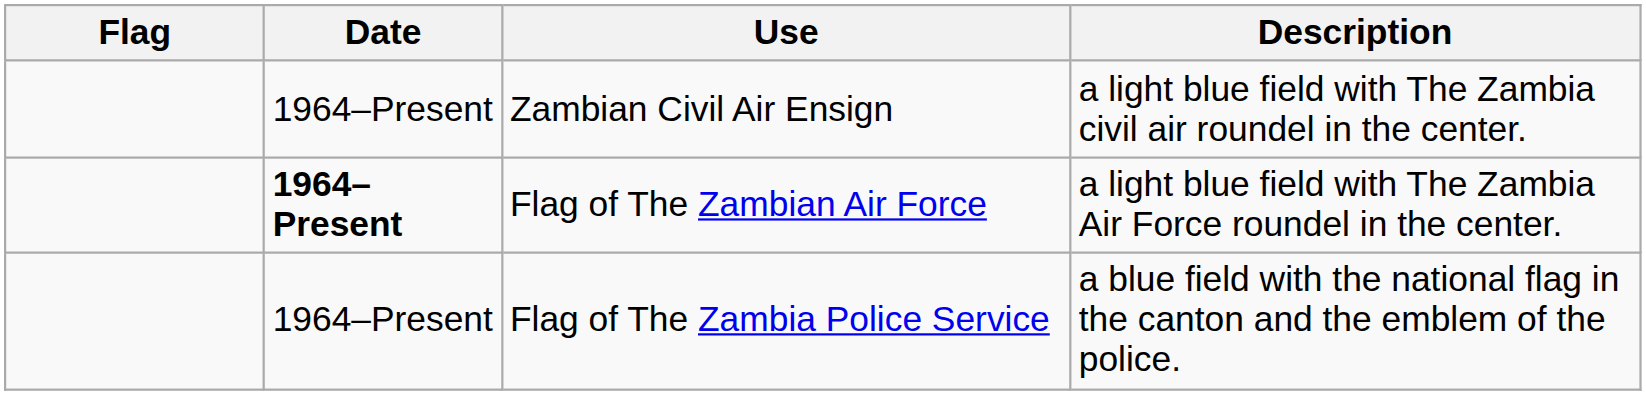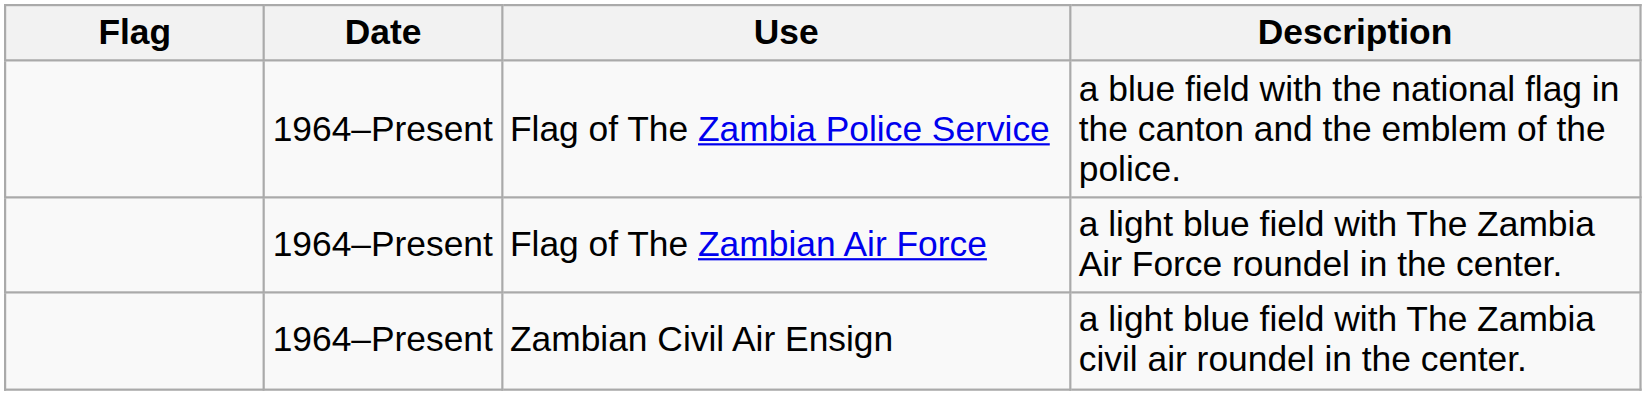rows swapped: (780, 320) <-> (702, 108)
(338, 204) bold -> (383, 244) normal
